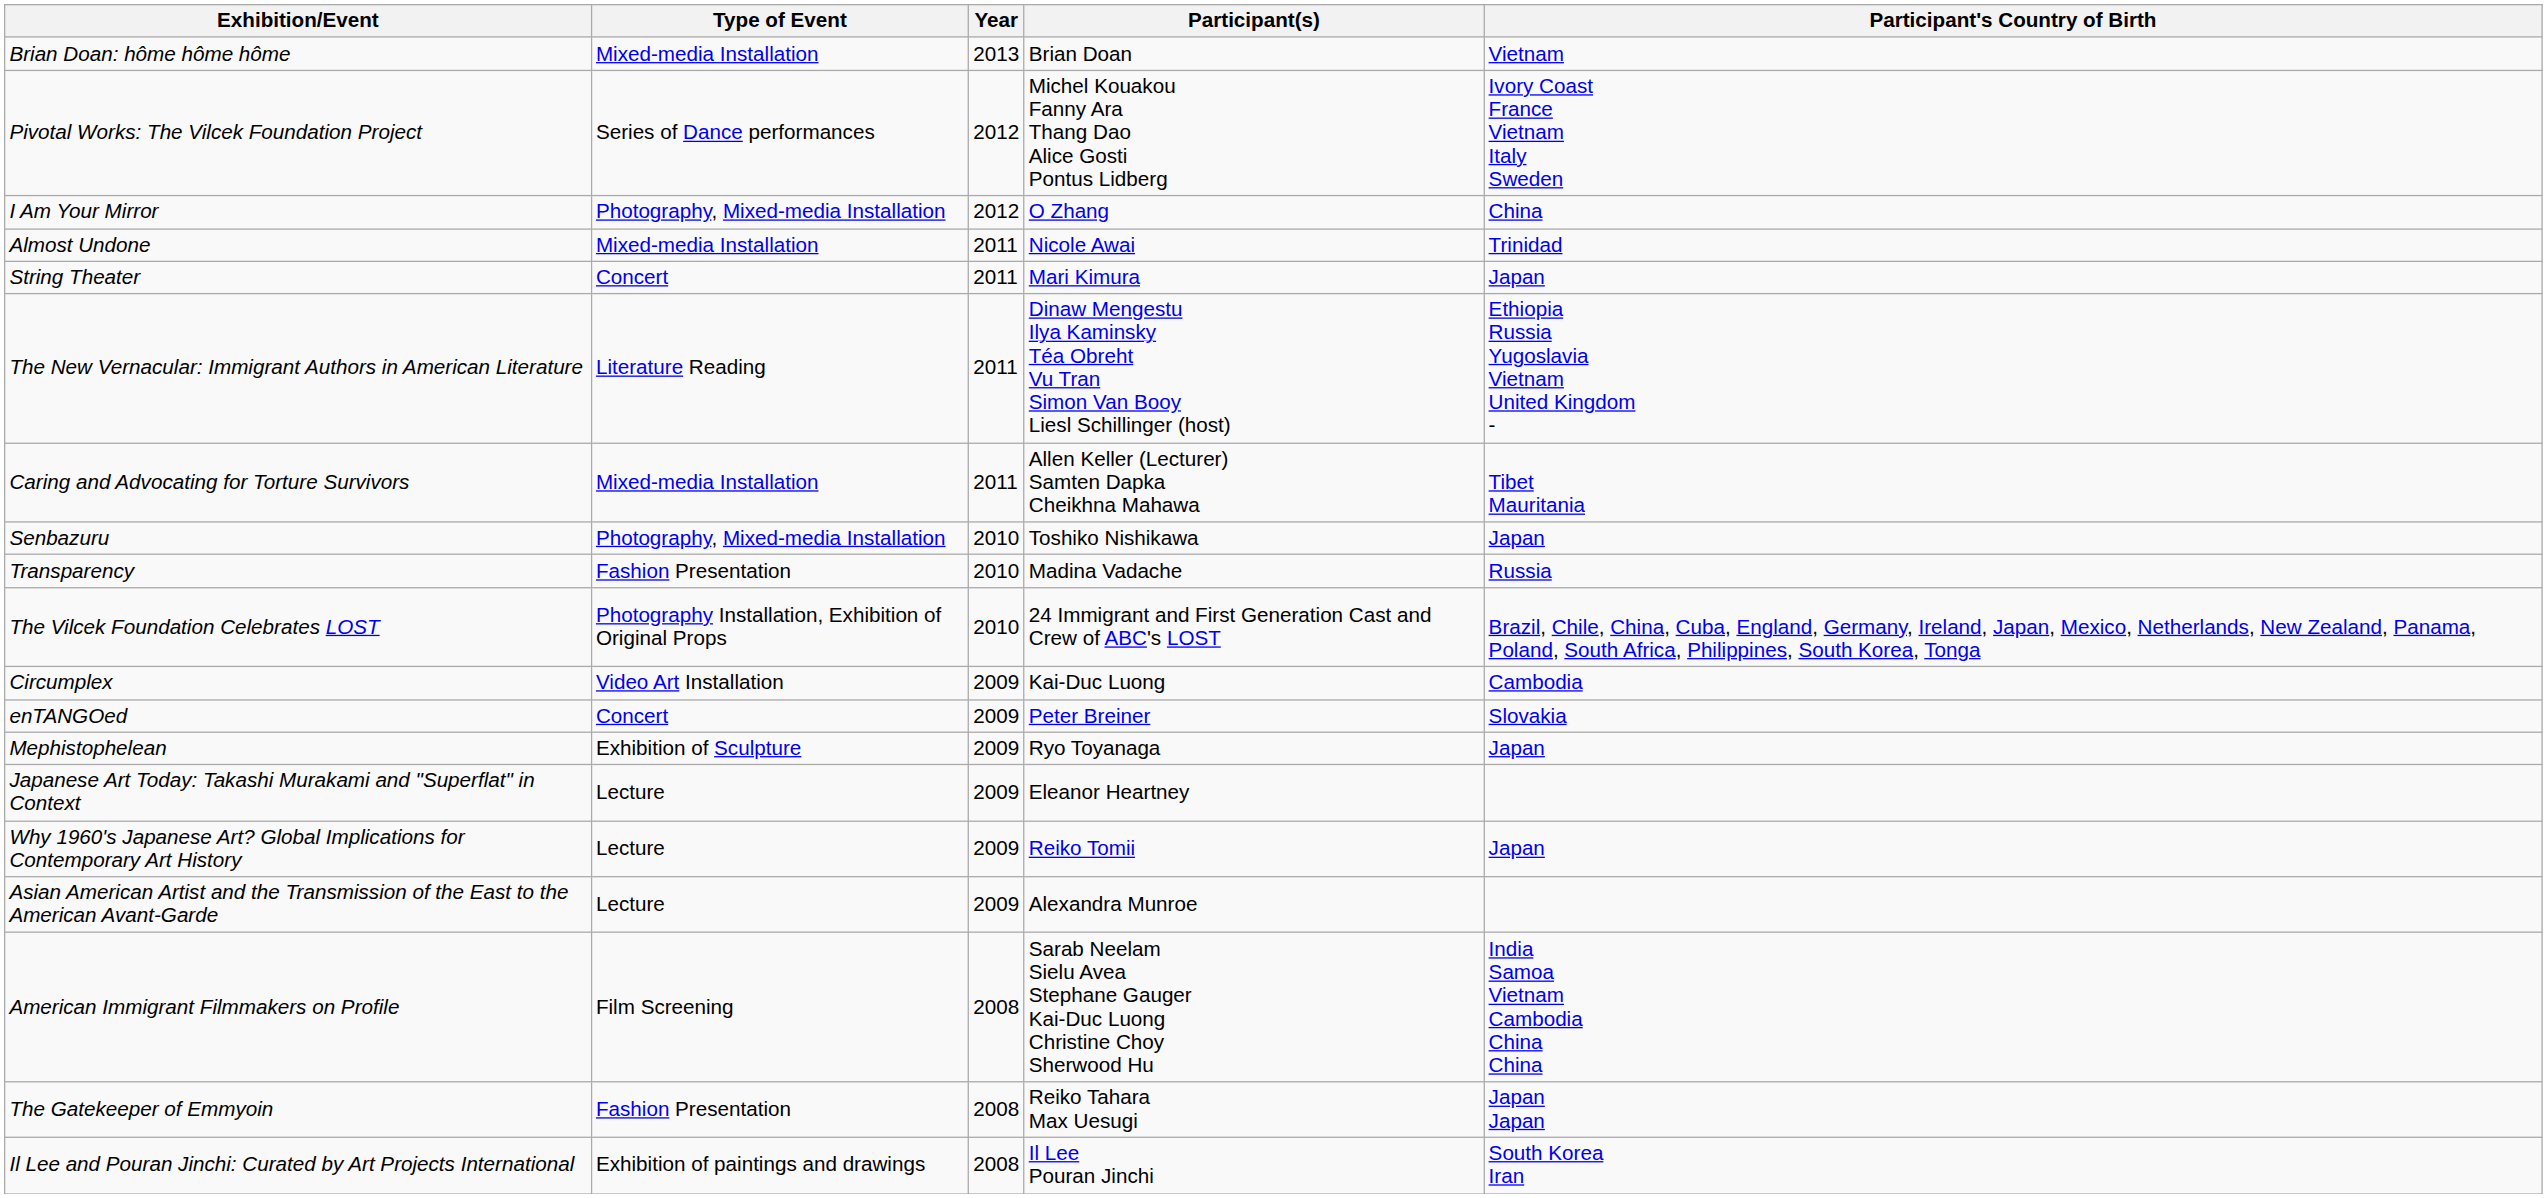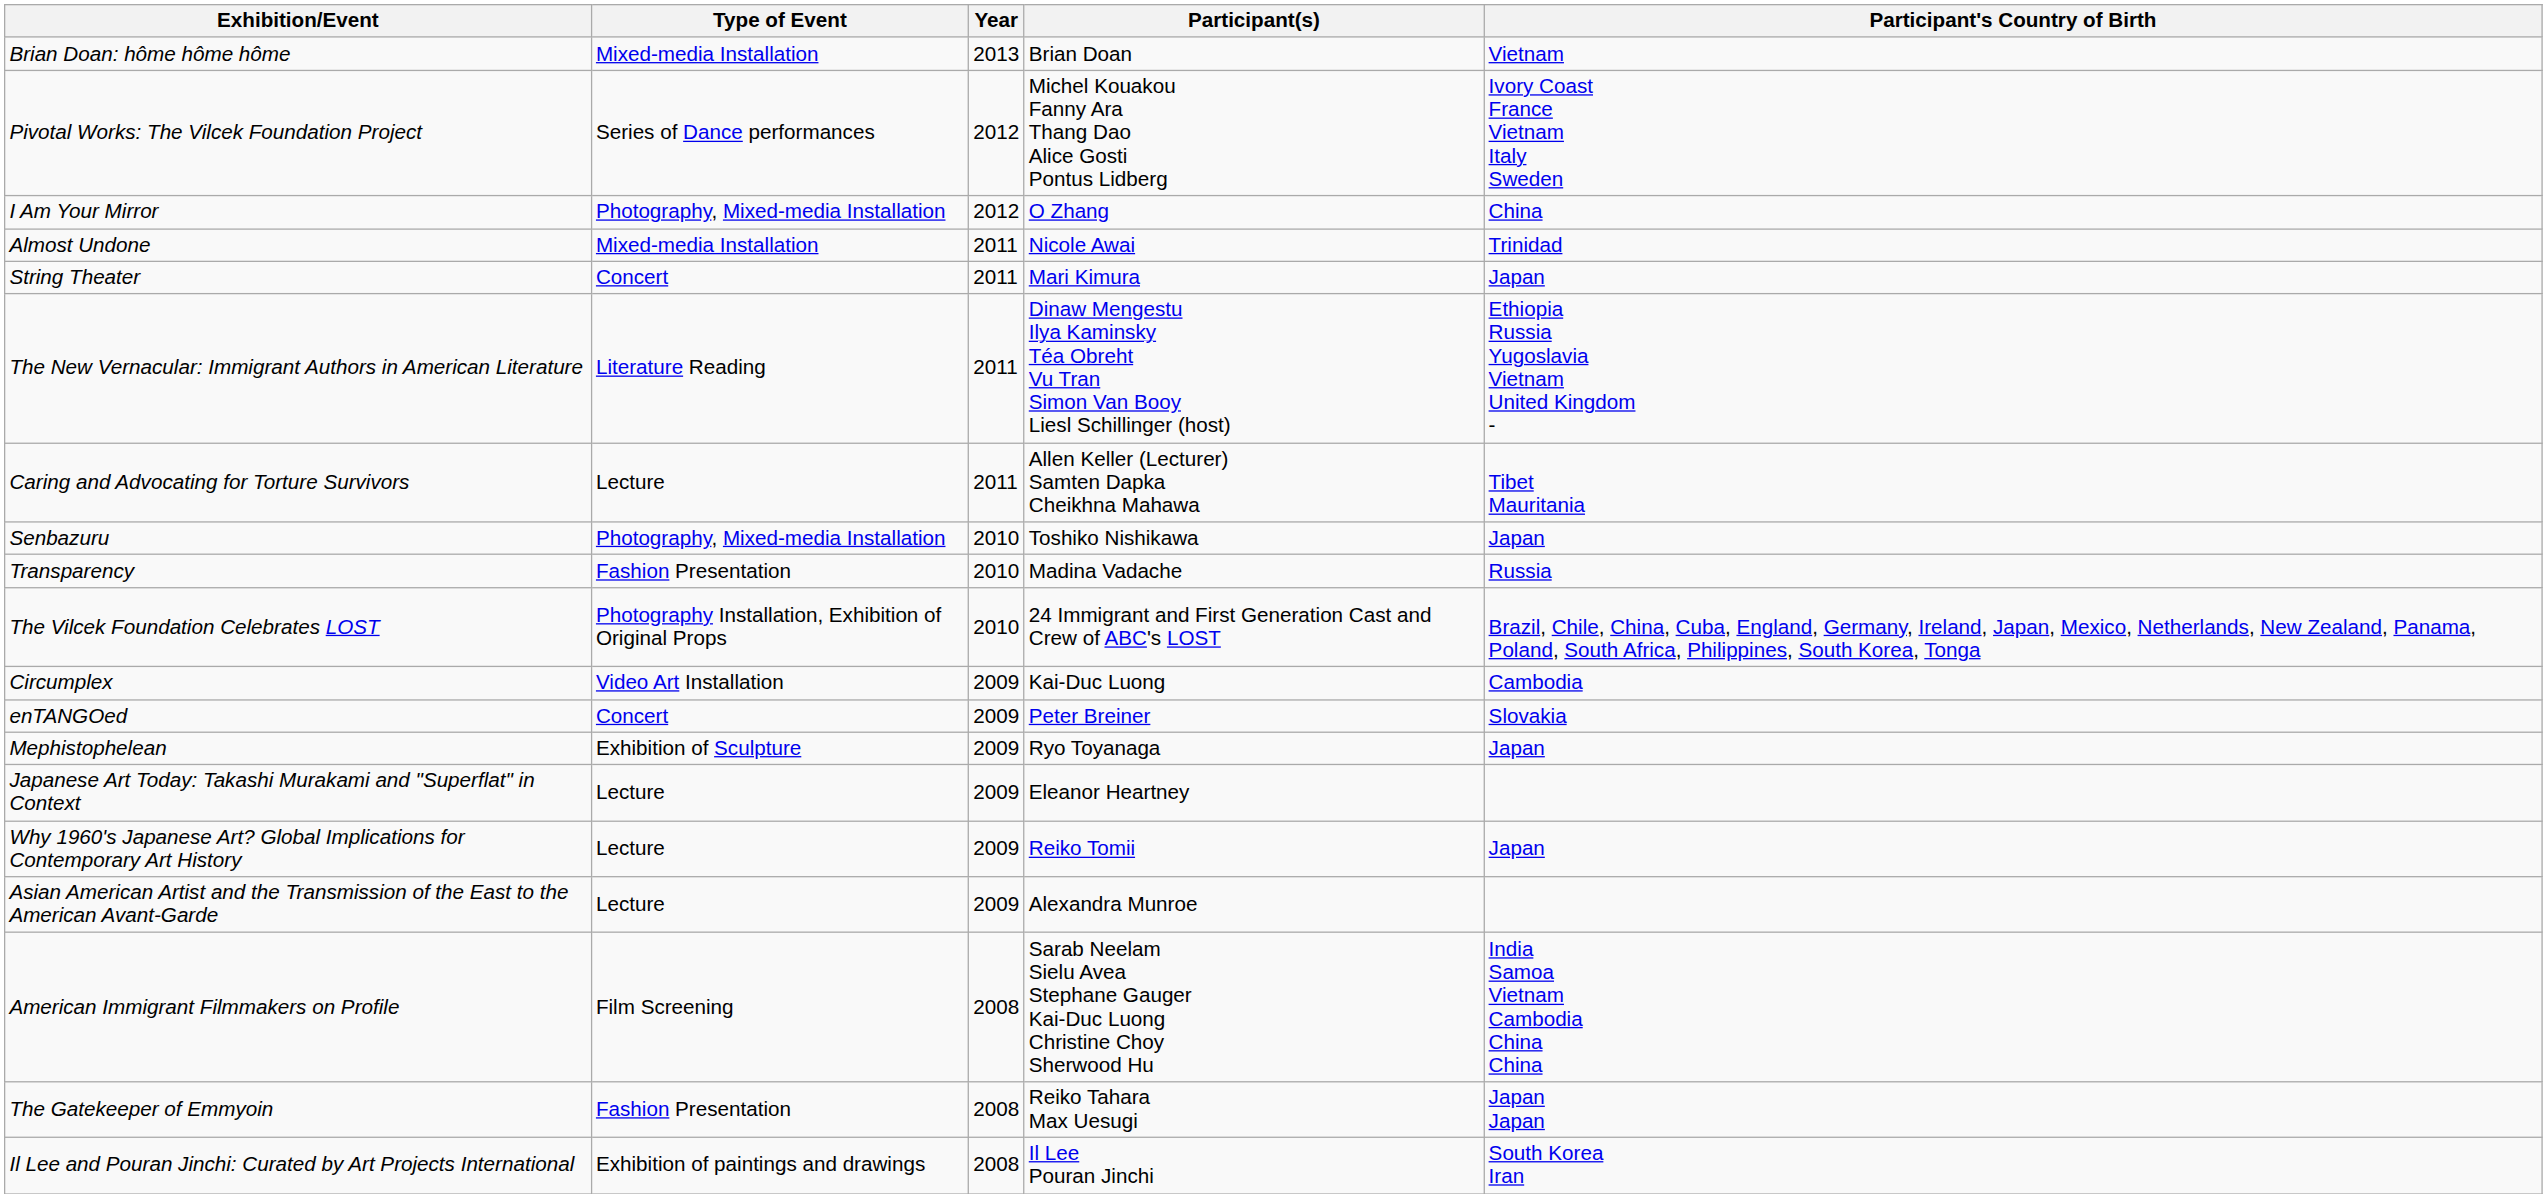(707, 482) Mixed-media Installation -> (630, 482) Lecture
